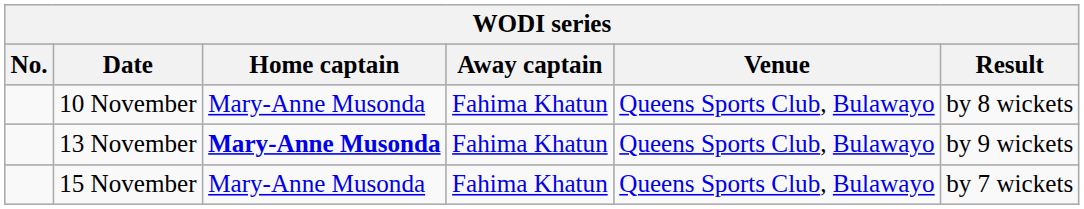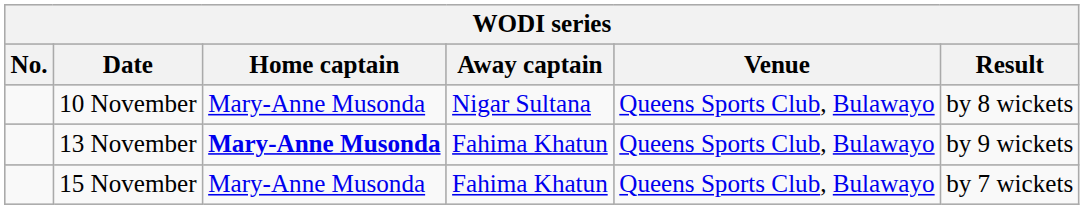(530, 104) Fahima Khatun -> (522, 104) Nigar Sultana
